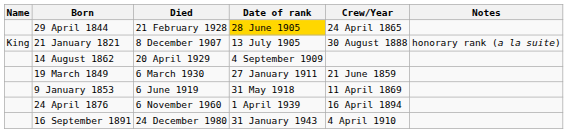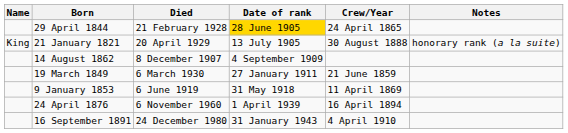(179, 43) 8 December 1907 -> (173, 43) 20 April 1929
(173, 58) 20 April 1929 -> (179, 58) 8 December 1907
